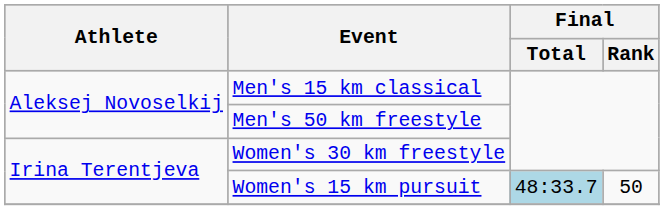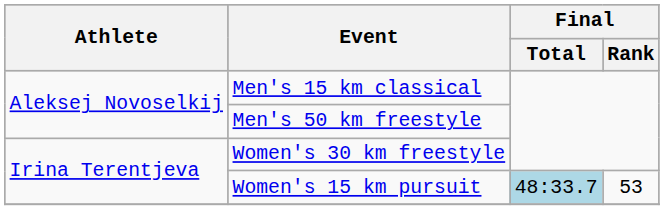(631, 187) 50 -> (631, 187) 53
